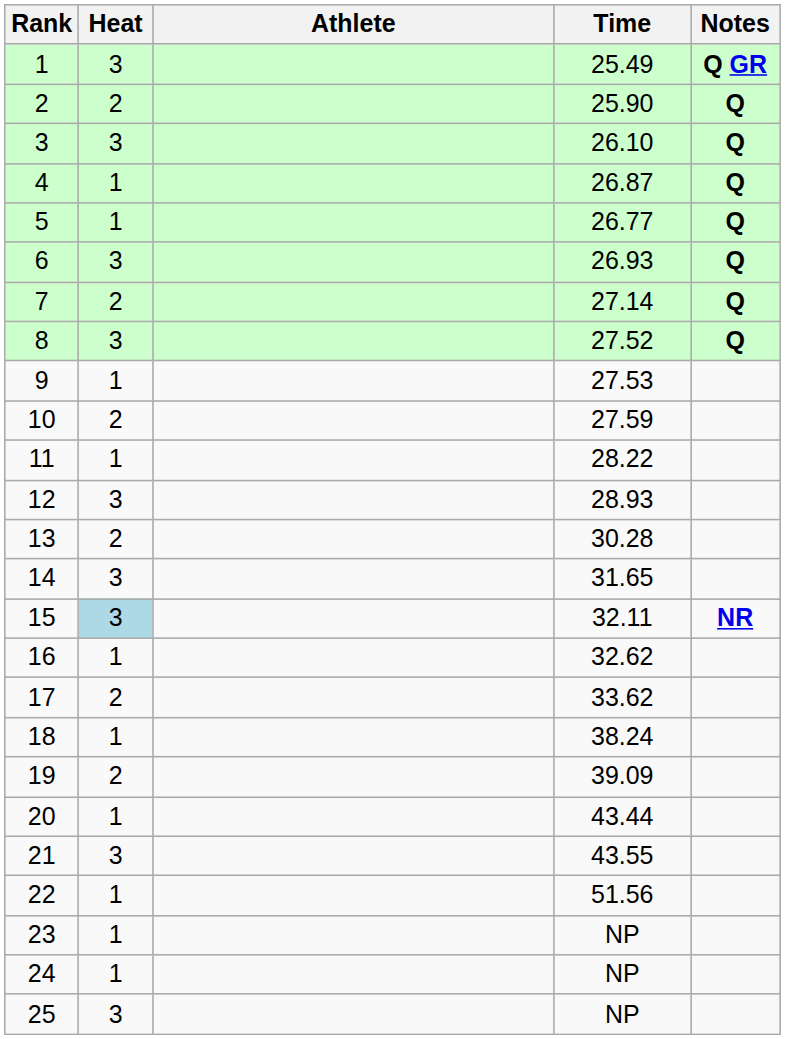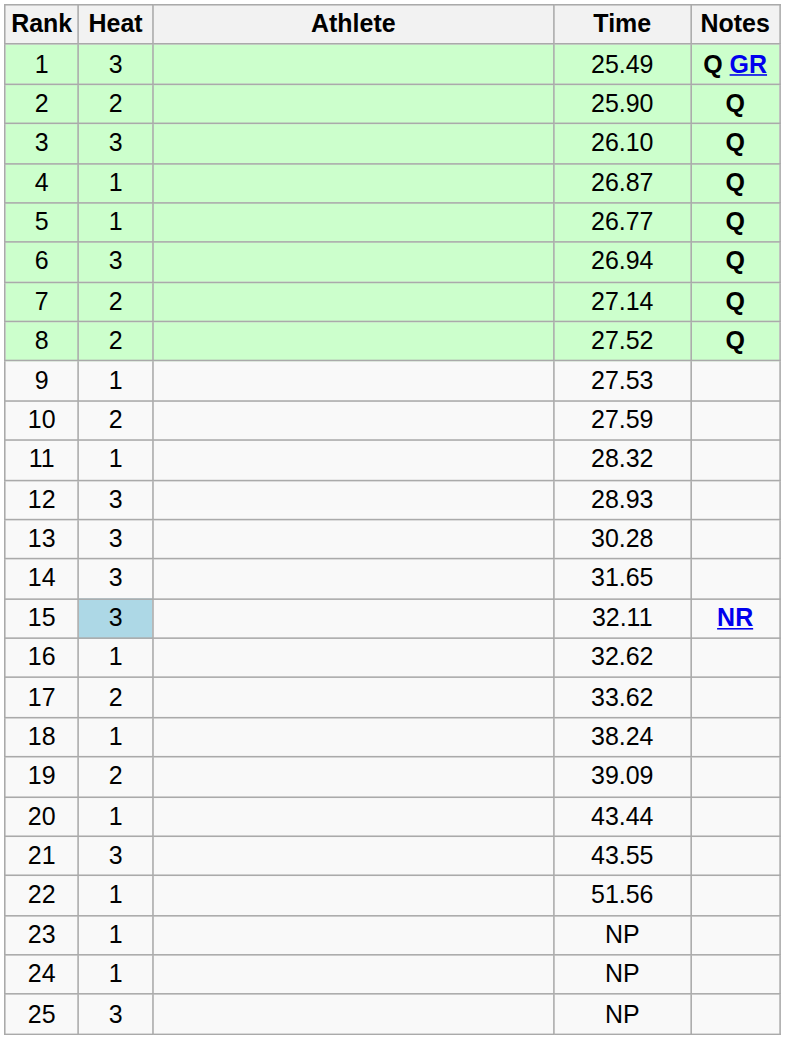(622, 261) 26.93 -> (622, 261) 26.94
(116, 340) 3 -> (116, 340) 2
(622, 459) 28.22 -> (622, 459) 28.32
(116, 538) 2 -> (116, 538) 3
